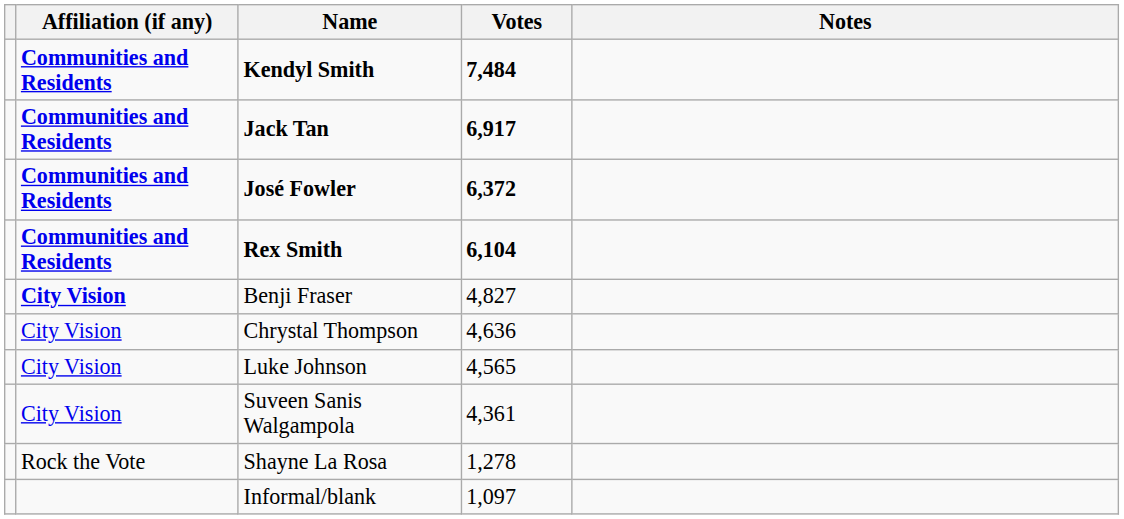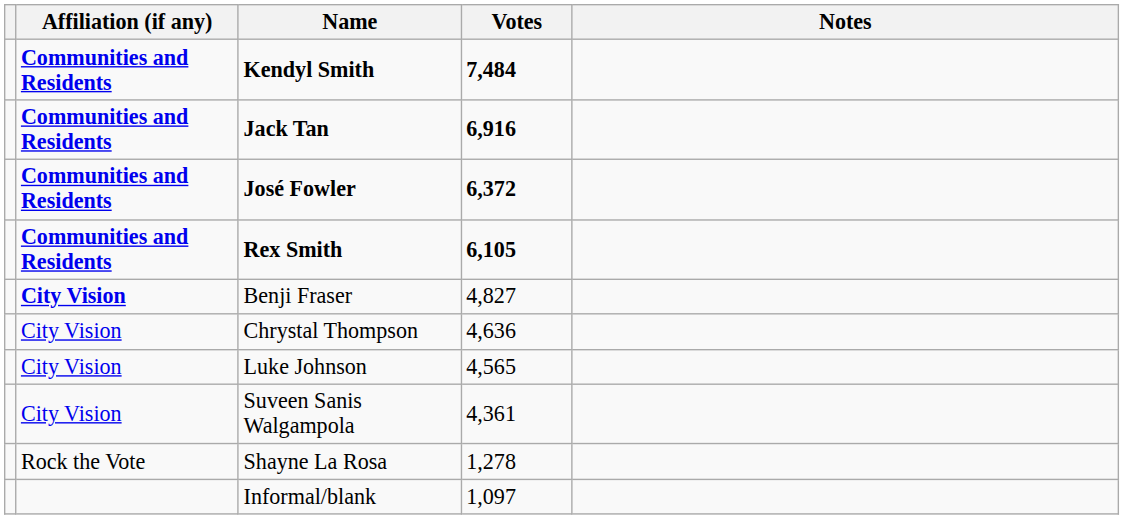(491, 129) 6,917 -> (491, 129) 6,916
(491, 249) 6,104 -> (491, 249) 6,105
